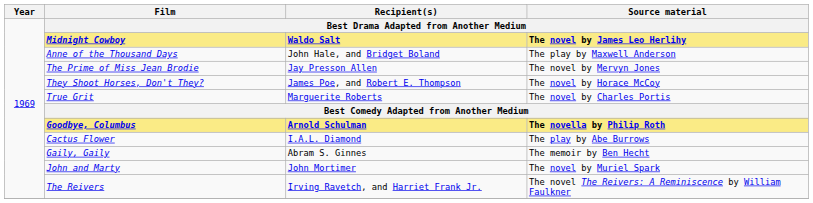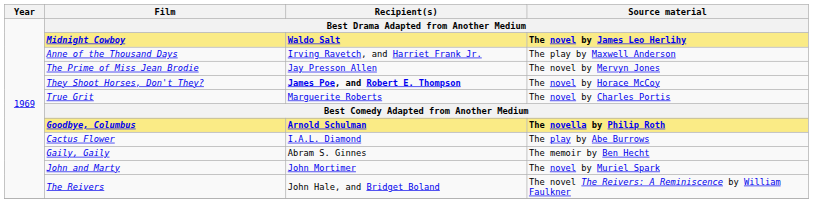(364, 54) John Hale, and Bridget Boland -> (385, 54) Irving Ravetch, and Harriet Frank Jr.
(374, 82) normal -> (374, 82) bold
(385, 187) Irving Ravetch, and Harriet Frank Jr. -> (364, 187) John Hale, and Bridget Boland
